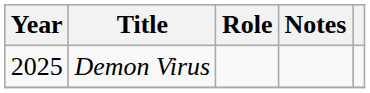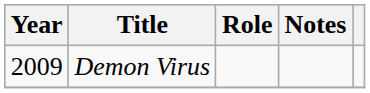(37, 66) 2025 -> (37, 66) 2009
